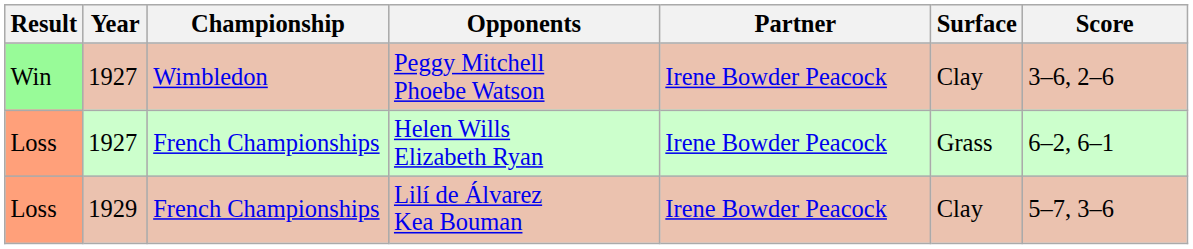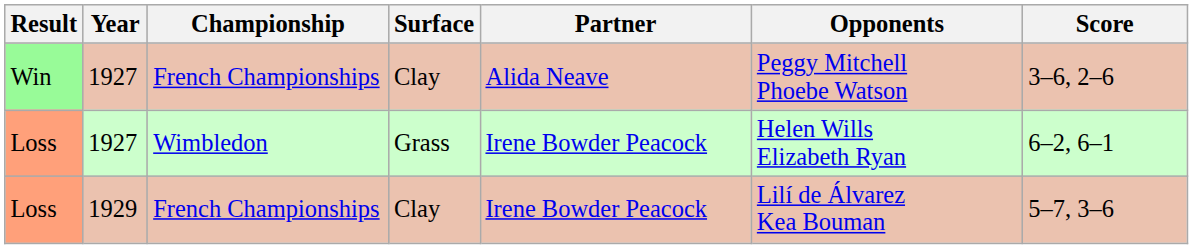columns swapped: (977, 23) <-> (524, 23)
(210, 76) Wimbledon -> (266, 76) French Championships
(776, 76) Irene Bowder Peacock -> (547, 76) Alida Neave
(266, 142) French Championships -> (210, 142) Wimbledon
